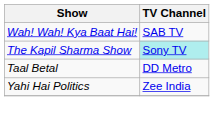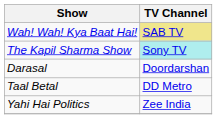(163, 31) no background -> (163, 31) khaki background
+ row: (27, 68)
